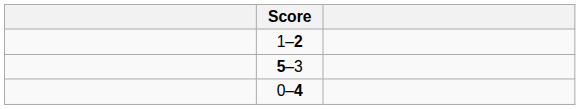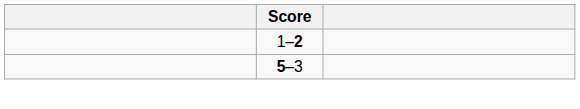- row: (290, 91)
